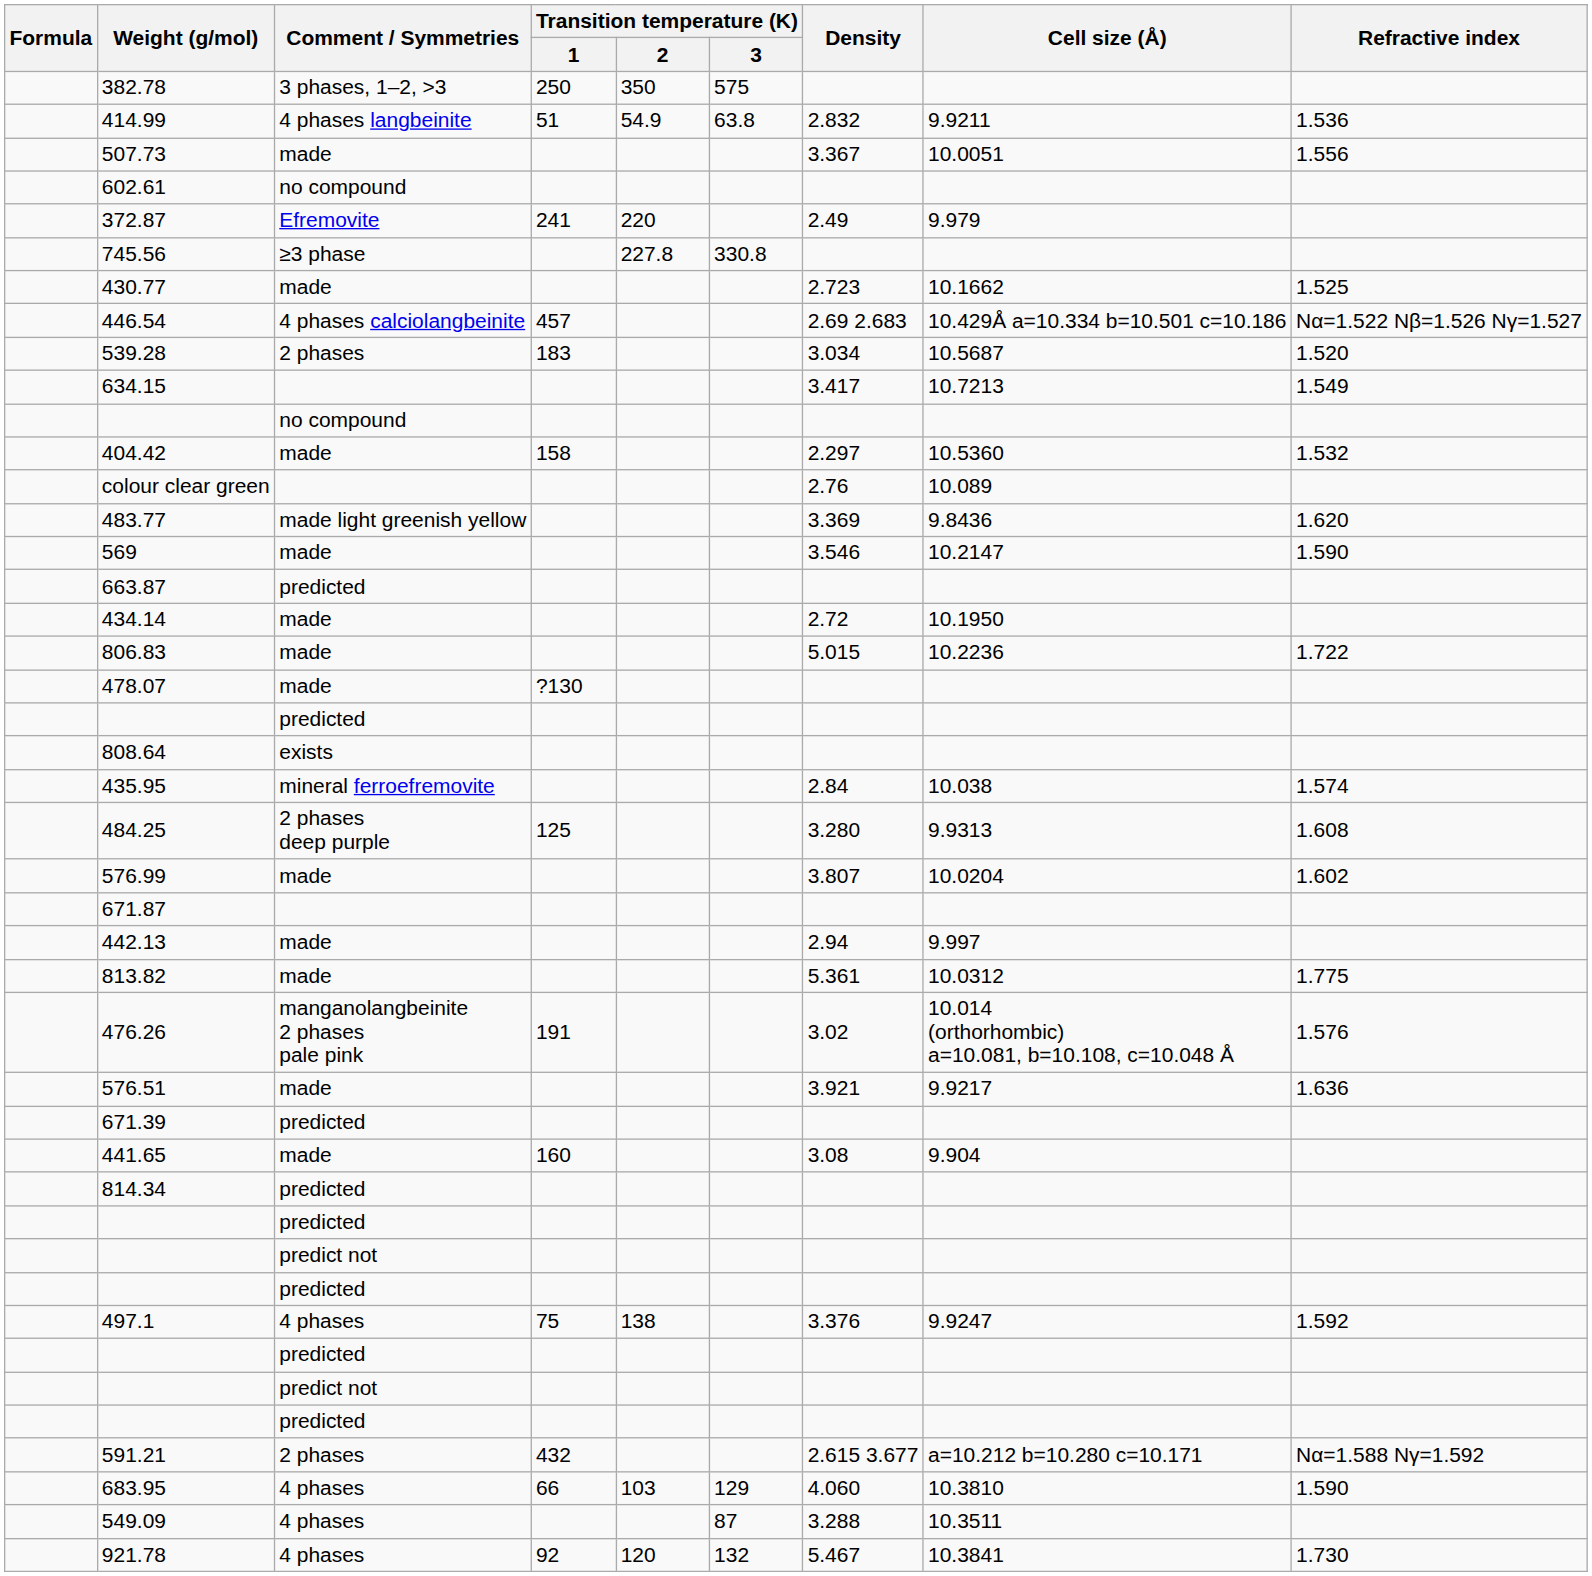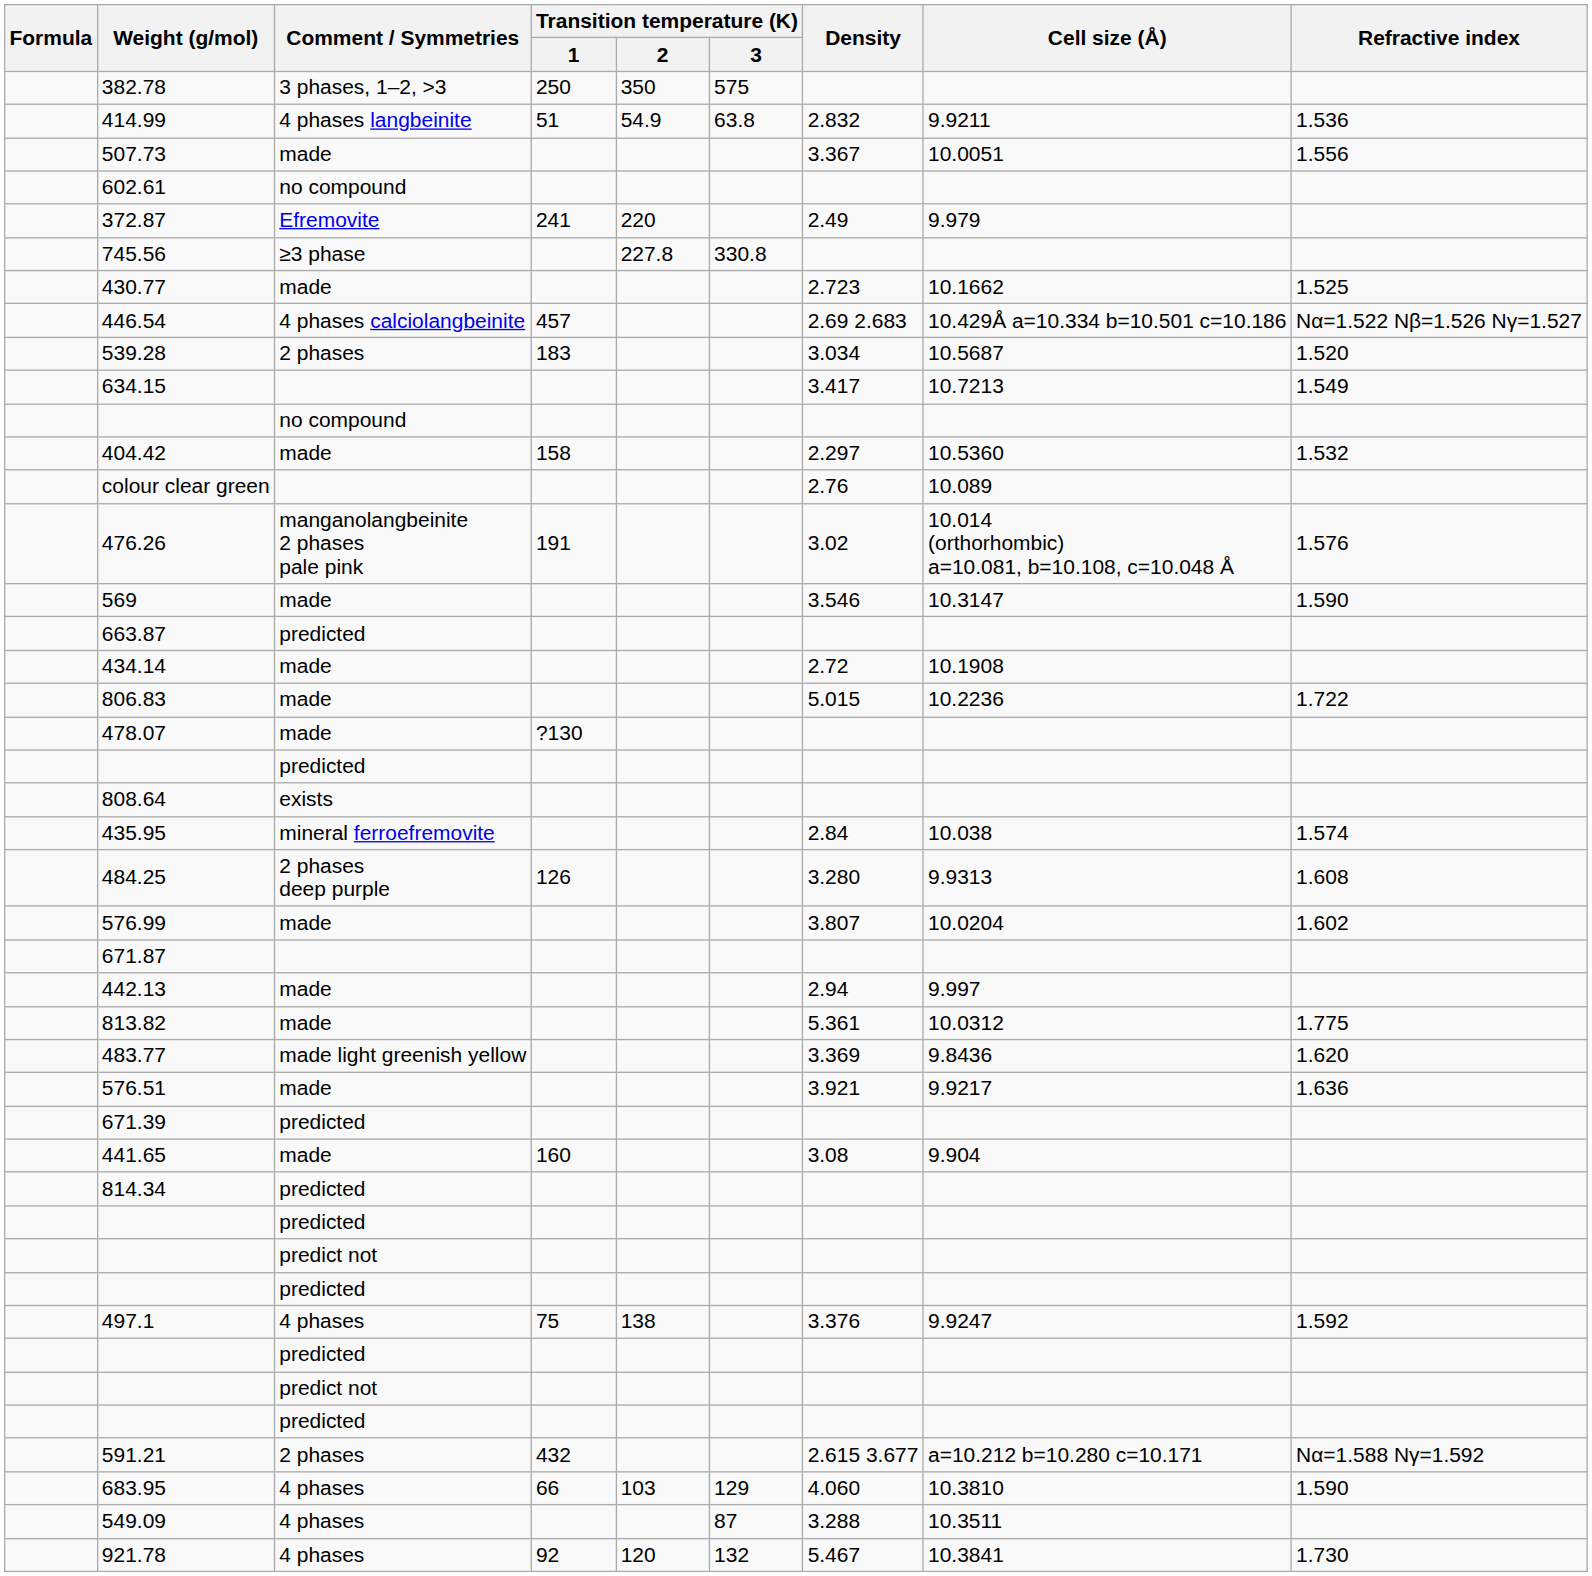rows swapped: (134, 1032) <-> (134, 519)
(966, 552) 10.2147 -> (966, 600) 10.3147
(966, 619) 10.1950 -> (966, 666) 10.1908
(553, 830) 125 -> (553, 877) 126
